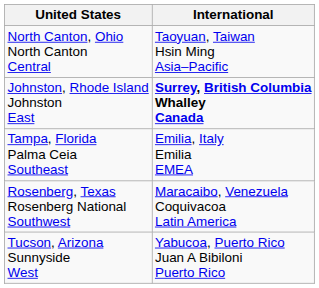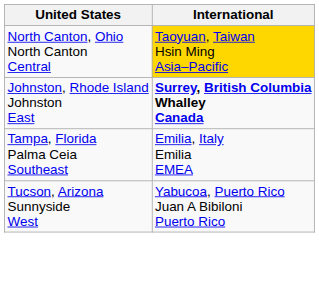(205, 51) no background -> (205, 51) gold background
- row: (67, 206)
